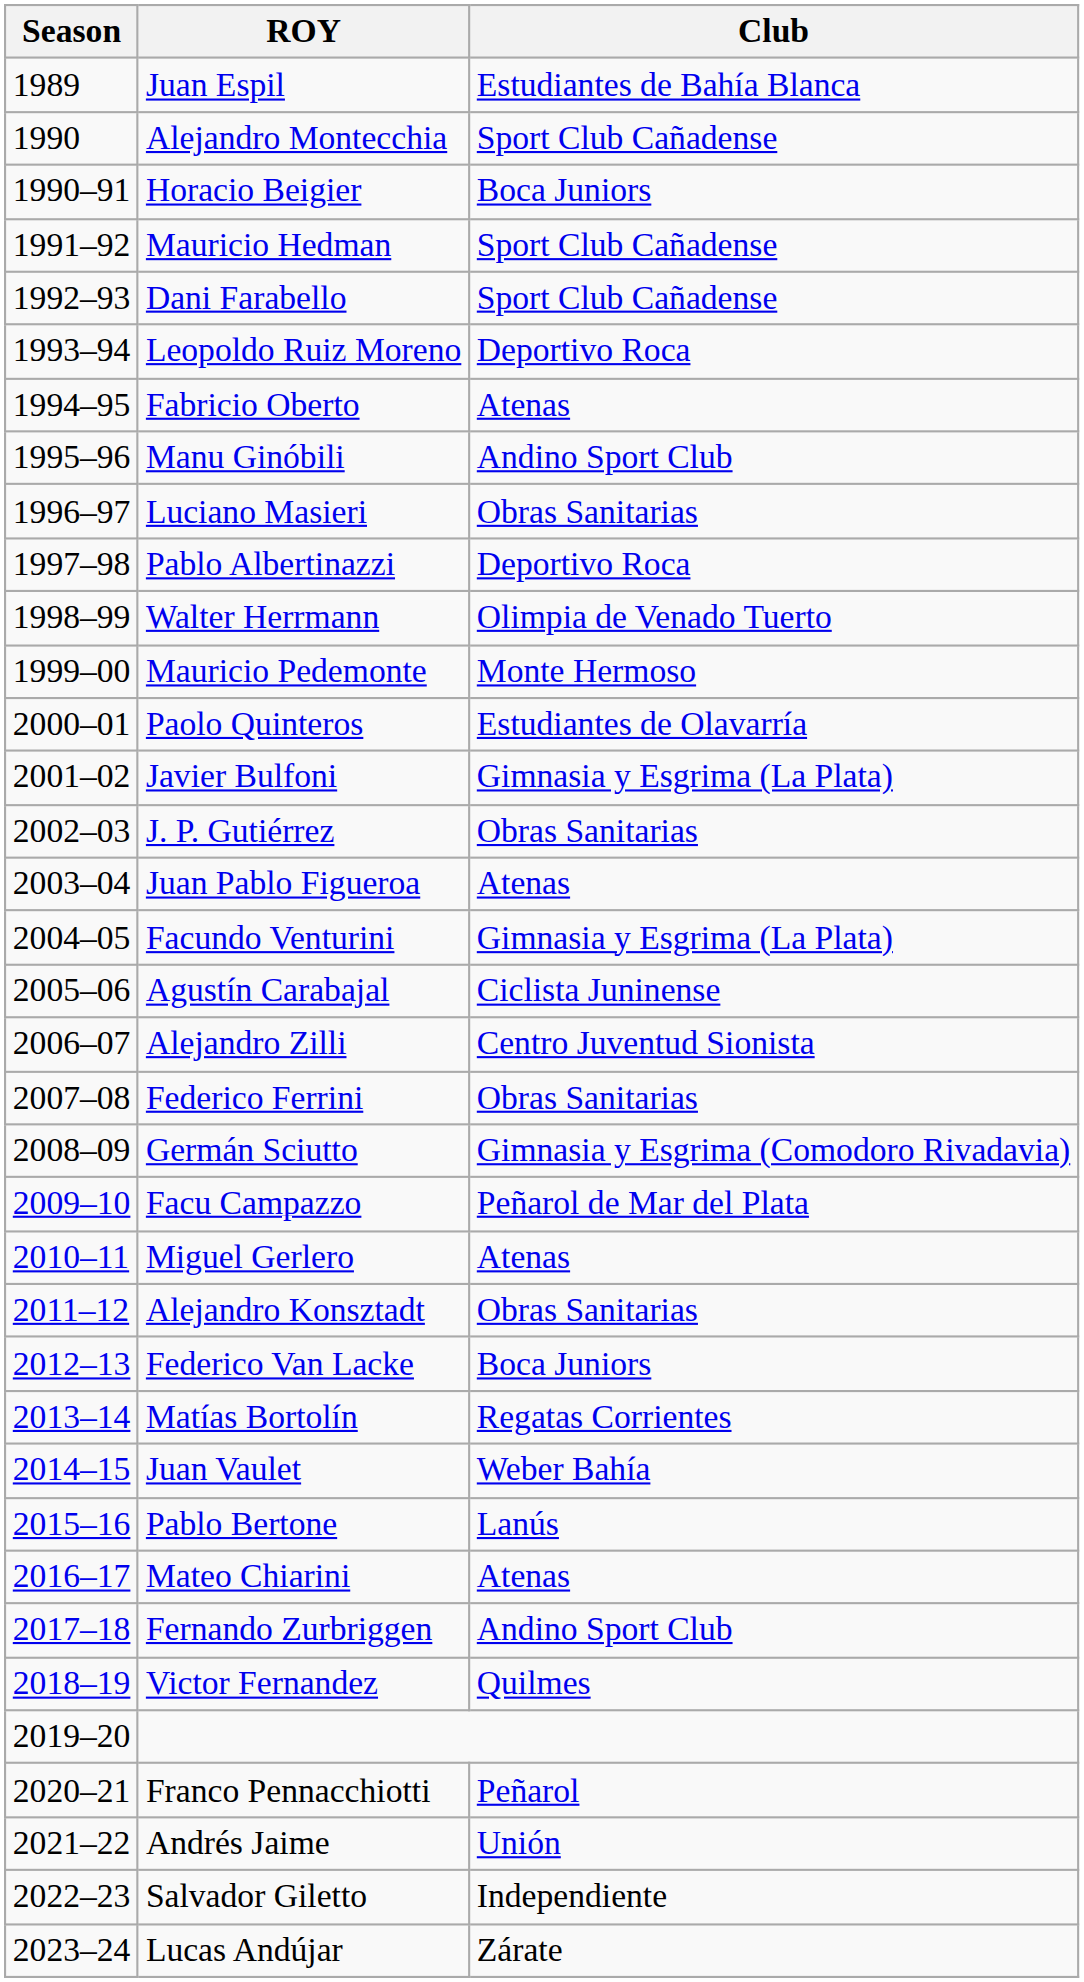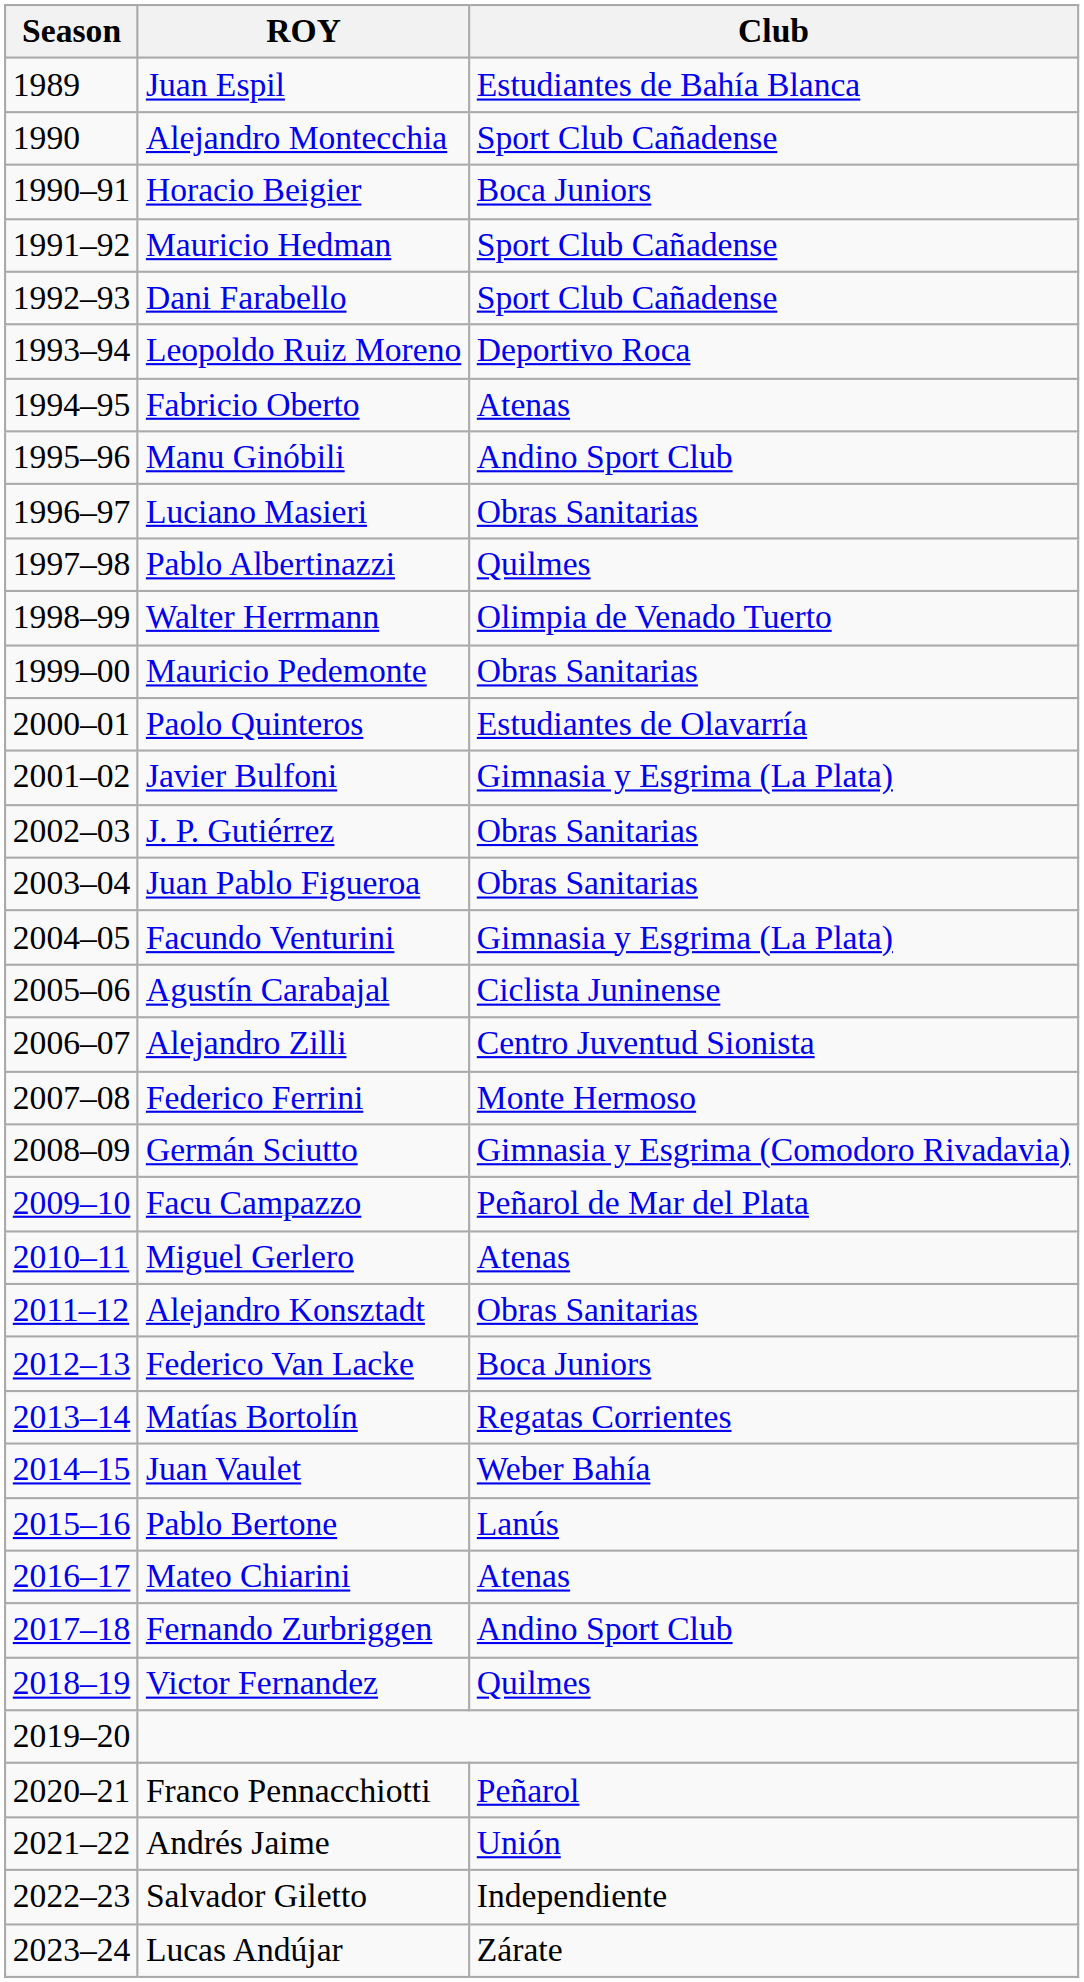(584, 564) Deportivo Roca -> (534, 564) Quilmes
(586, 670) Monte Hermoso -> (587, 670) Obras Sanitarias
(523, 883) Atenas -> (587, 883) Obras Sanitarias
(587, 1096) Obras Sanitarias -> (586, 1096) Monte Hermoso
